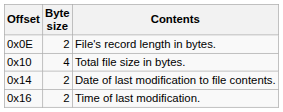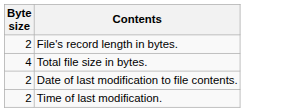- column: (23, 19)
